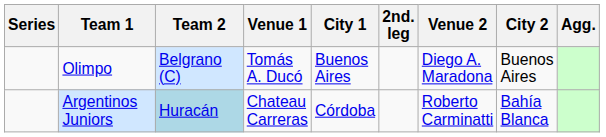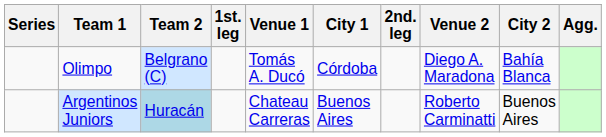+ column: (228, 25)
(342, 68) Buenos Aires -> (347, 68) Córdoba
(527, 68) Buenos Aires -> (527, 68) Bahía Blanca
(345, 110) Córdoba -> (344, 110) Buenos Aires
(524, 110) Bahía Blanca -> (529, 110) Buenos Aires
